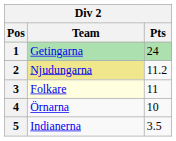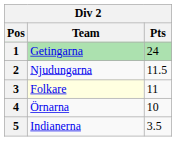(61, 70) khaki background -> (61, 70) no background
(157, 70) 11.2 -> (157, 70) 11.5
